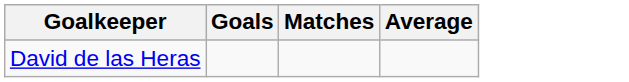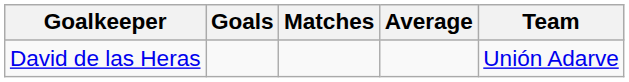+ column: (551, 22)
